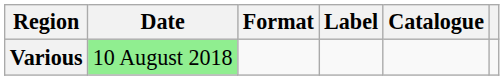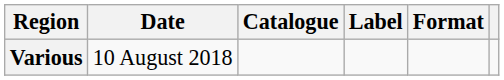columns swapped: (278, 22) <-> (436, 22)
(163, 57) lightgreen background -> (163, 57) no background
